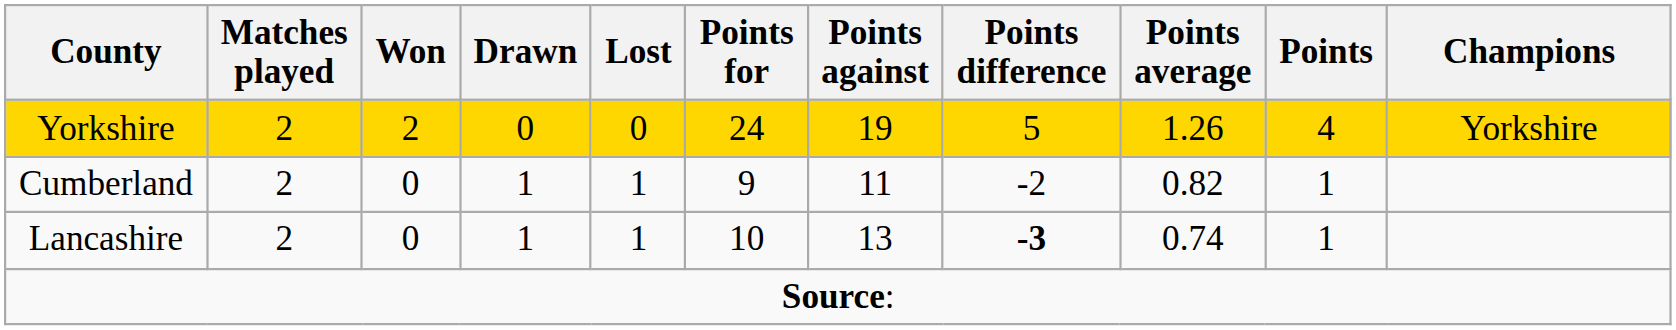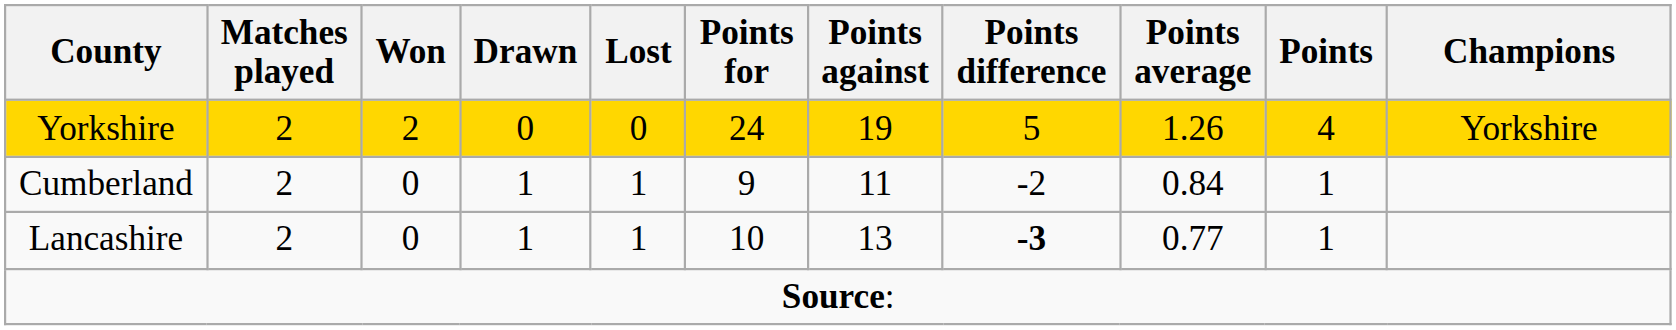(1193, 183) 0.82 -> (1193, 183) 0.84
(1193, 239) 0.74 -> (1193, 239) 0.77
